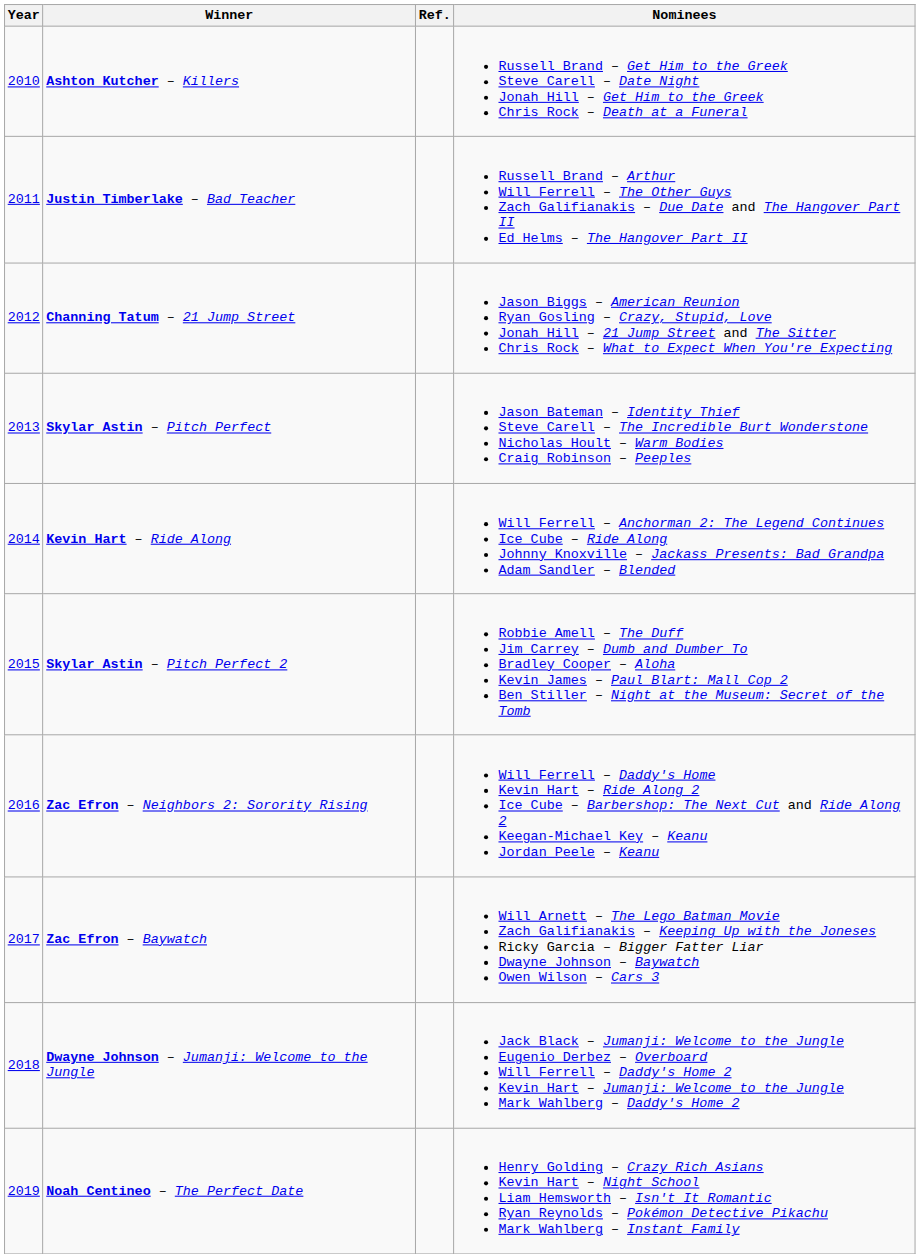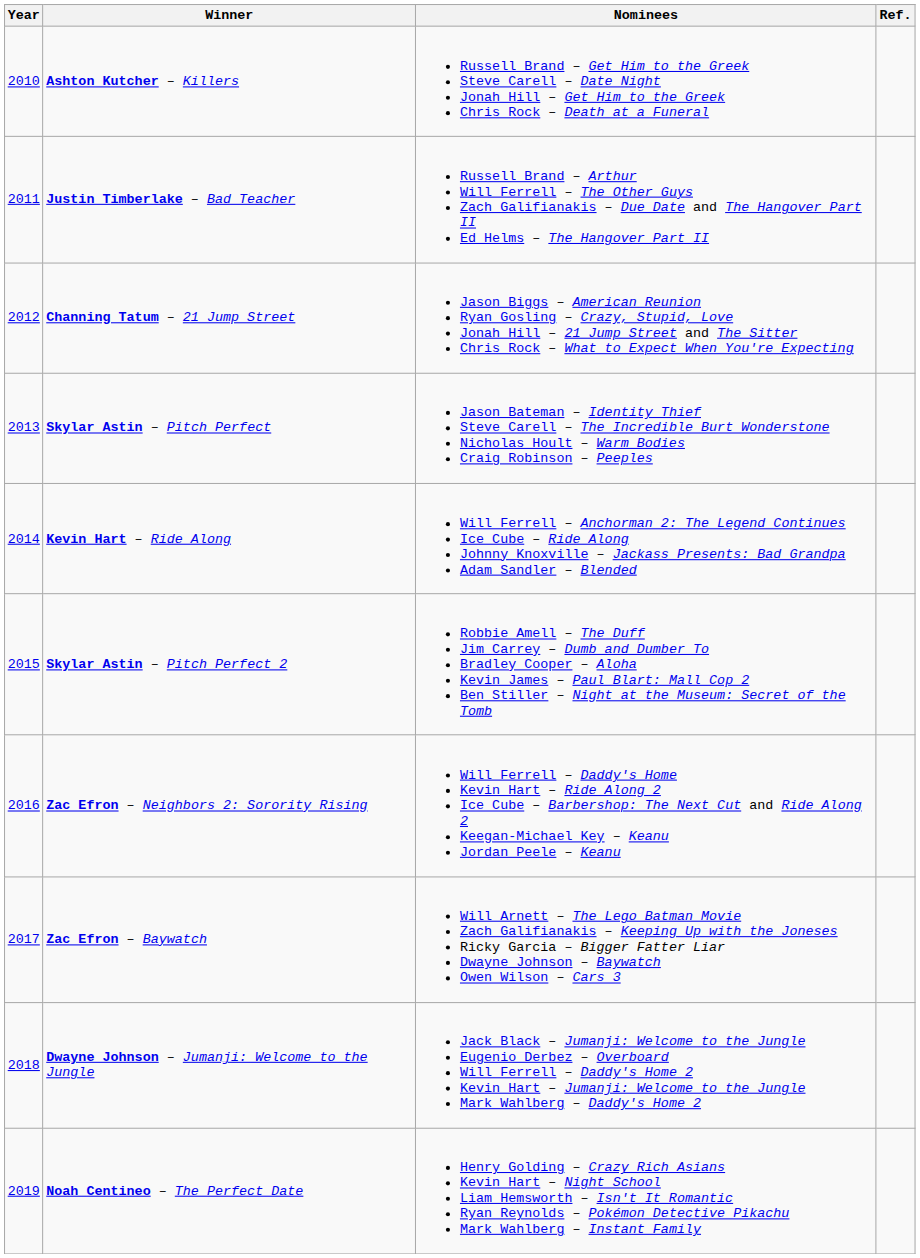columns swapped: (684, 15) <-> (435, 15)
